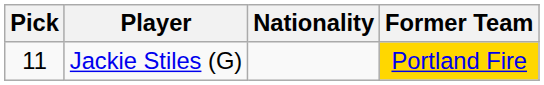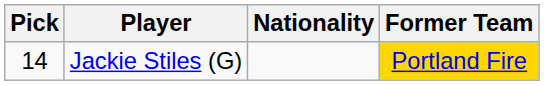(35, 60) 11 -> (35, 60) 14
